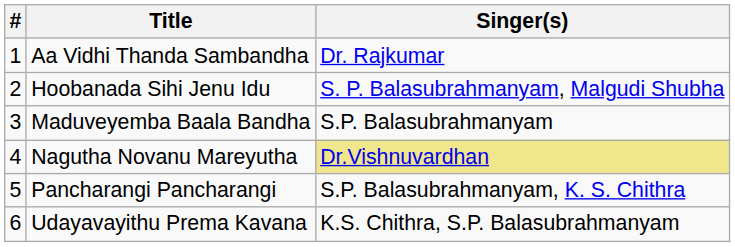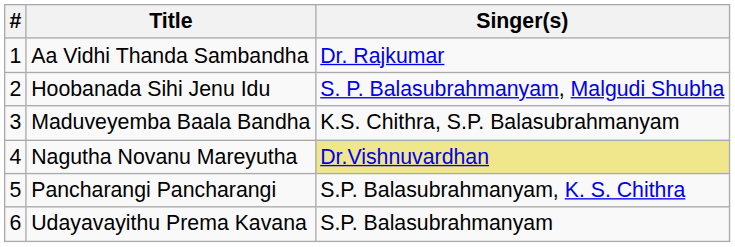(437, 122) S.P. Balasubrahmanyam -> (500, 122) K.S. Chithra, S.P. Balasubrahmanyam
(500, 223) K.S. Chithra, S.P. Balasubrahmanyam -> (437, 223) S.P. Balasubrahmanyam
